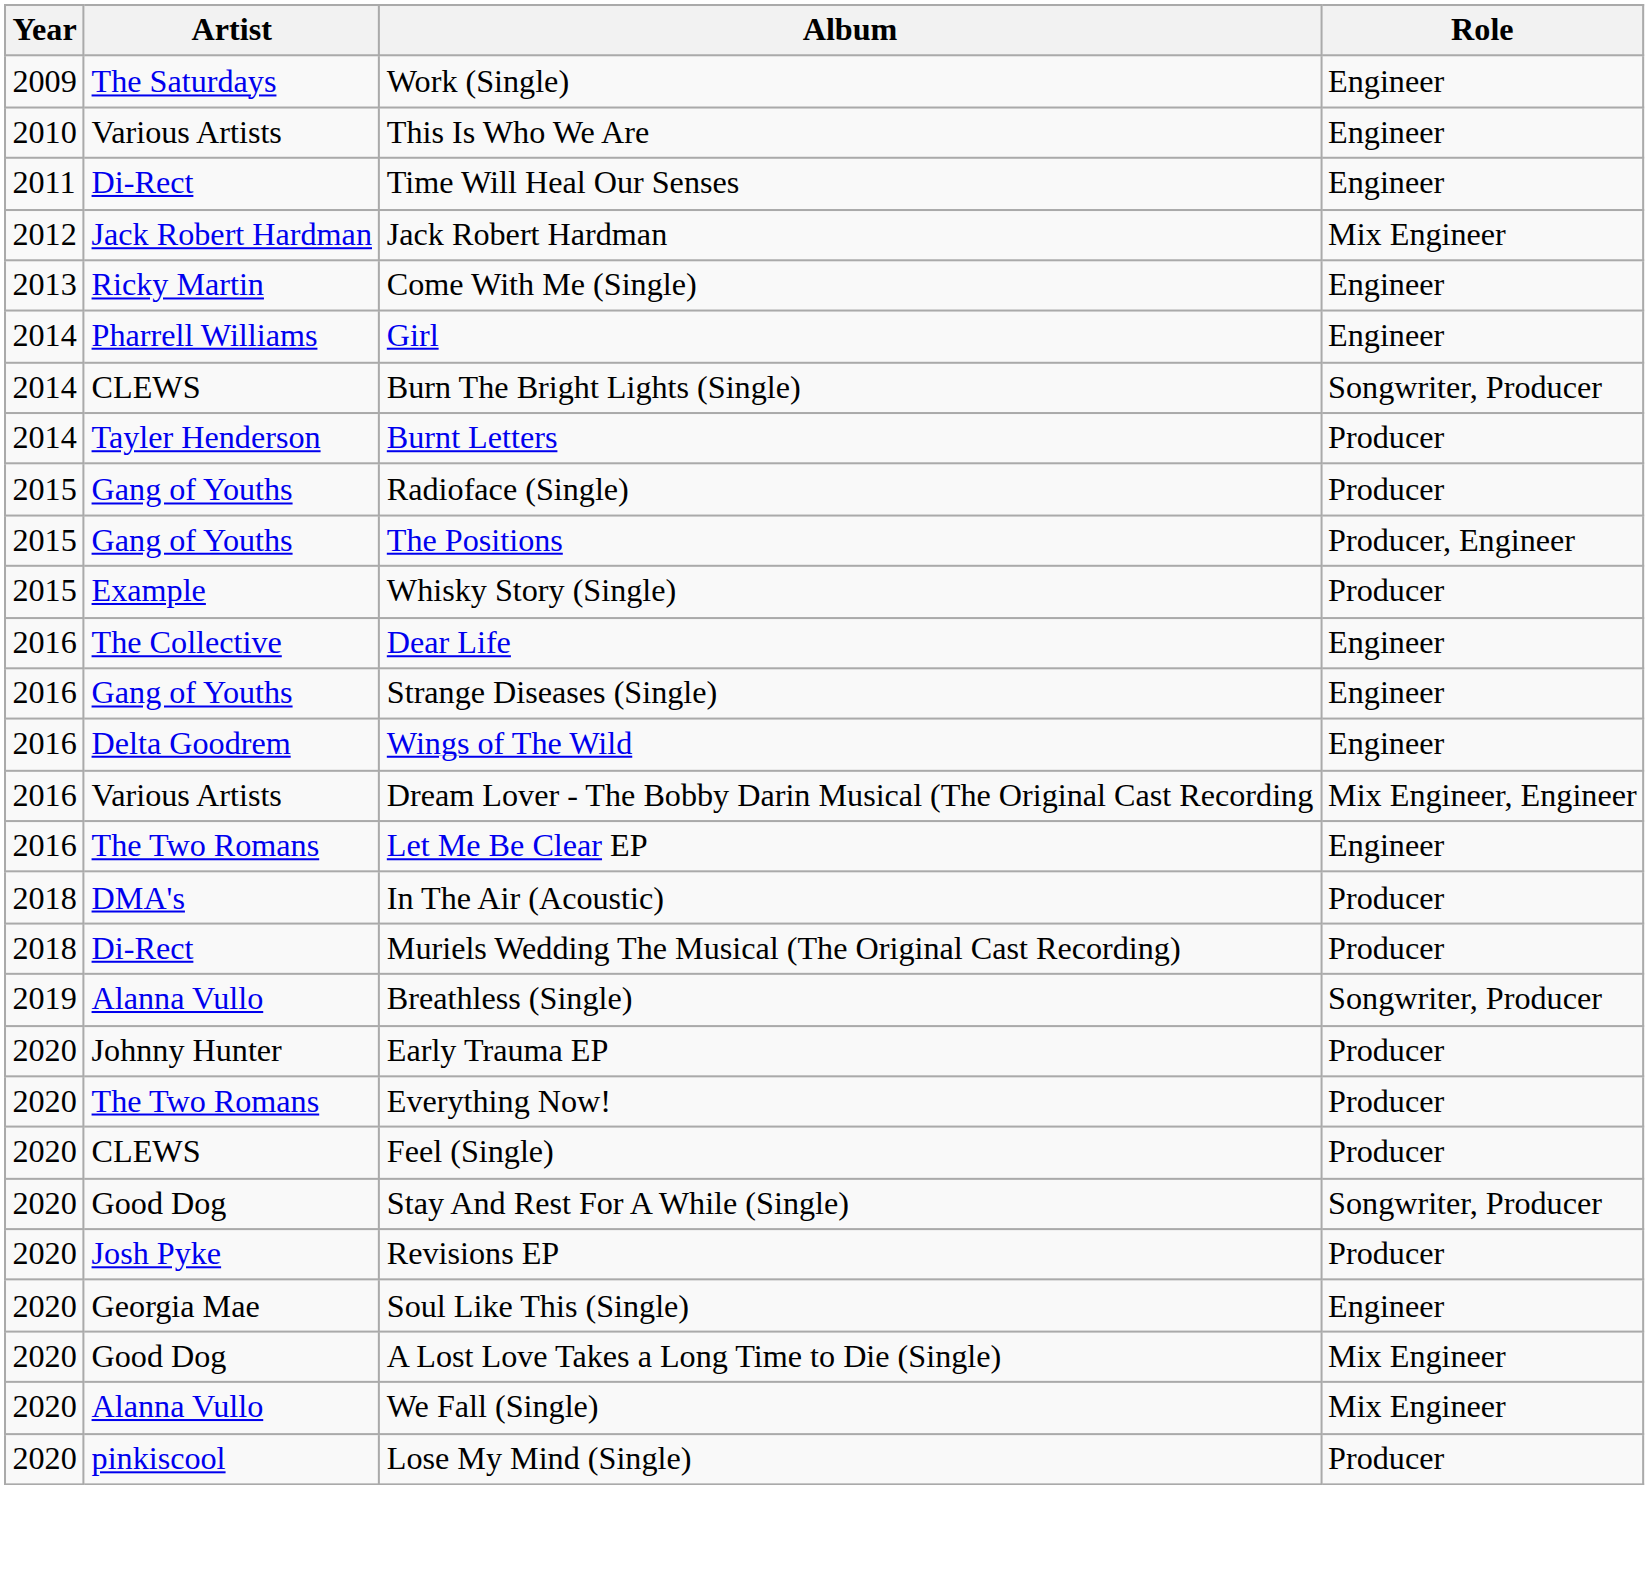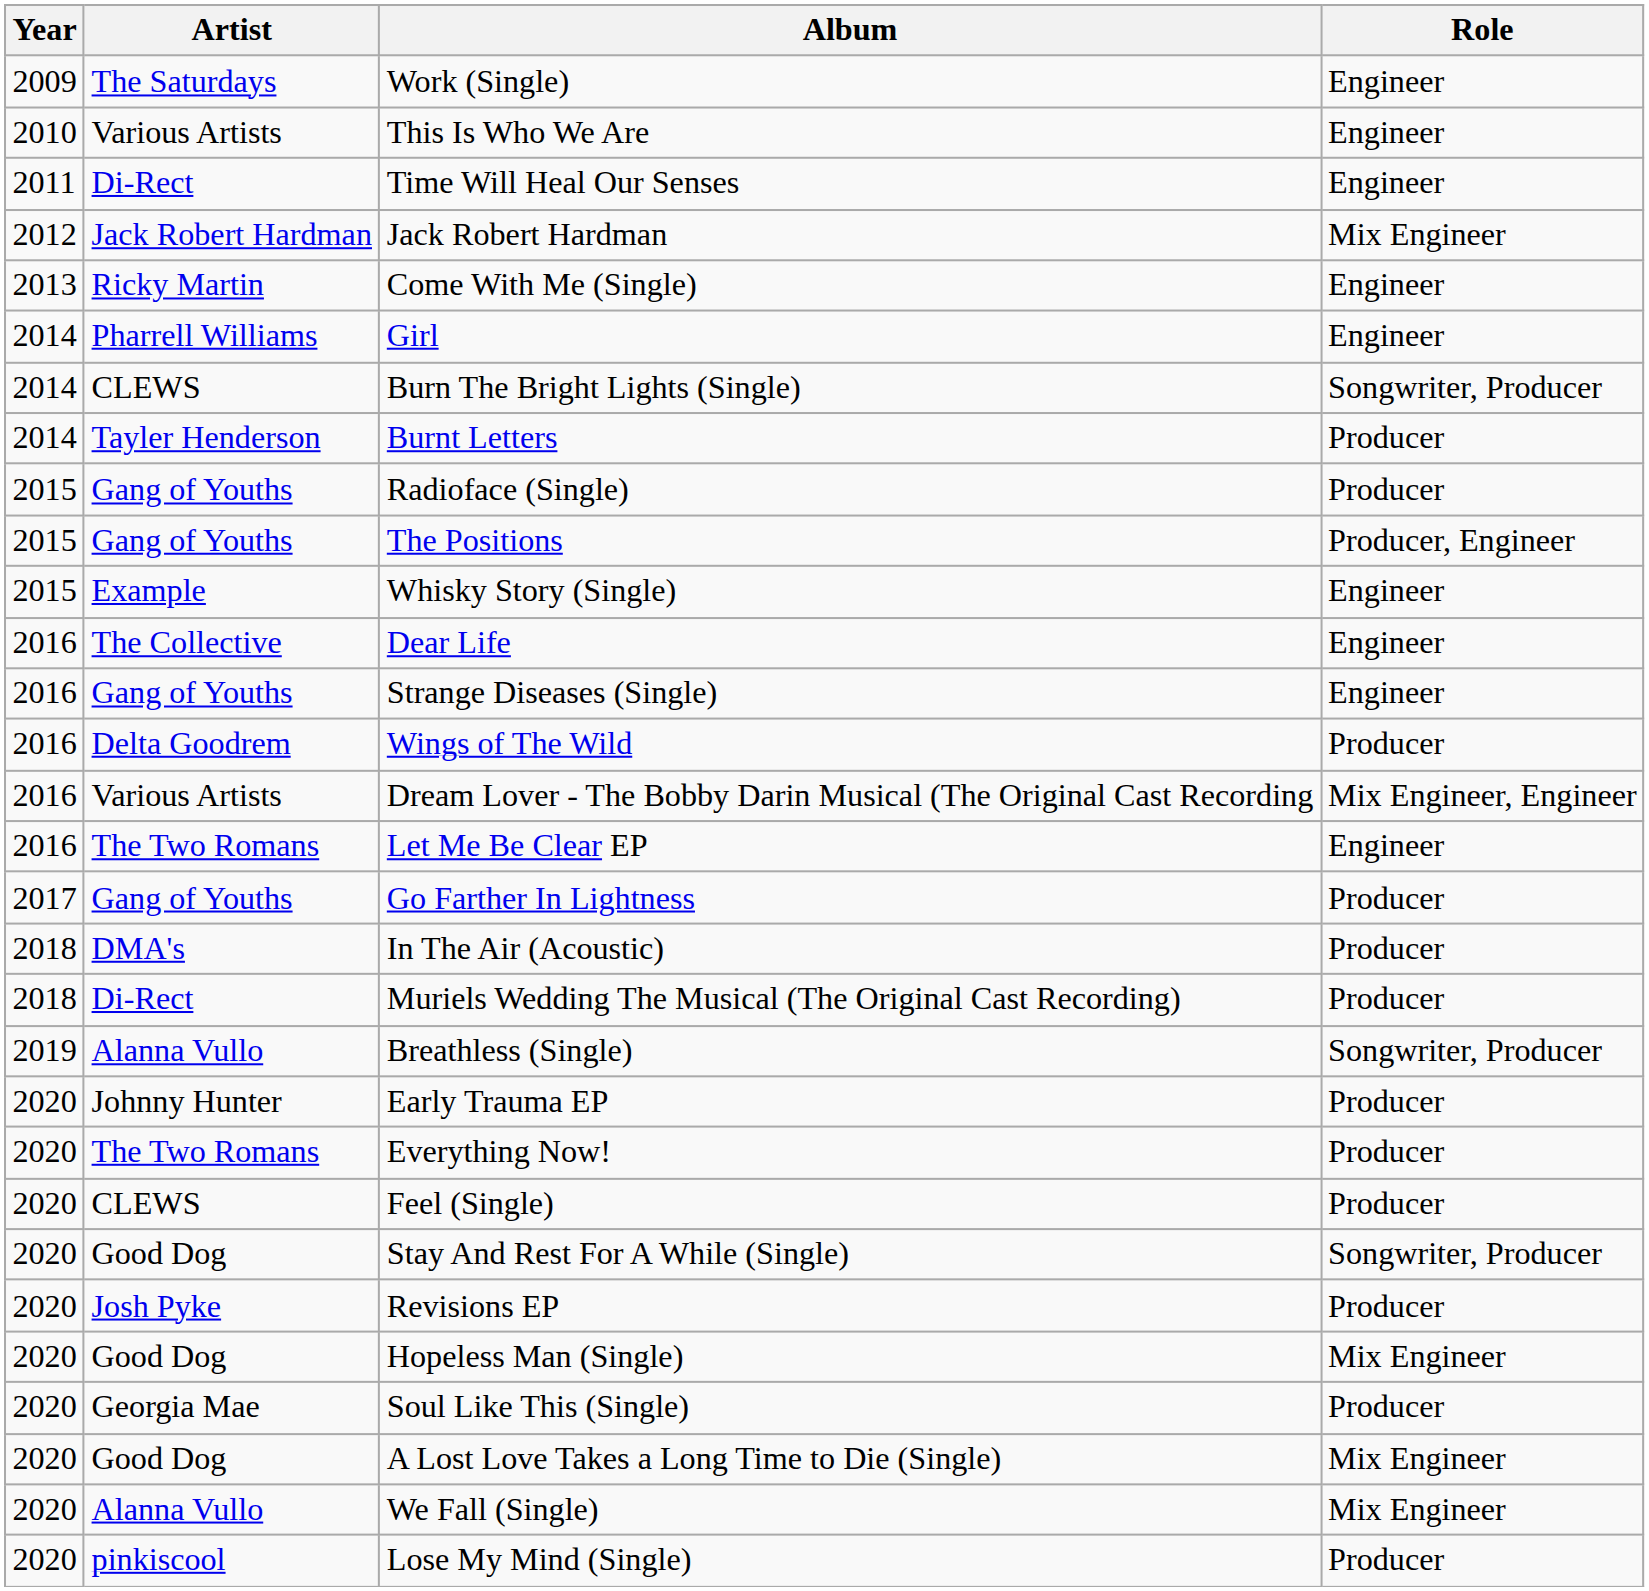(1386, 591) Producer -> (1386, 591) Engineer
(1386, 744) Engineer -> (1386, 744) Producer
+ row: (541, 897)
+ row: (535, 1356)
(1386, 1305) Engineer -> (1386, 1407) Producer
